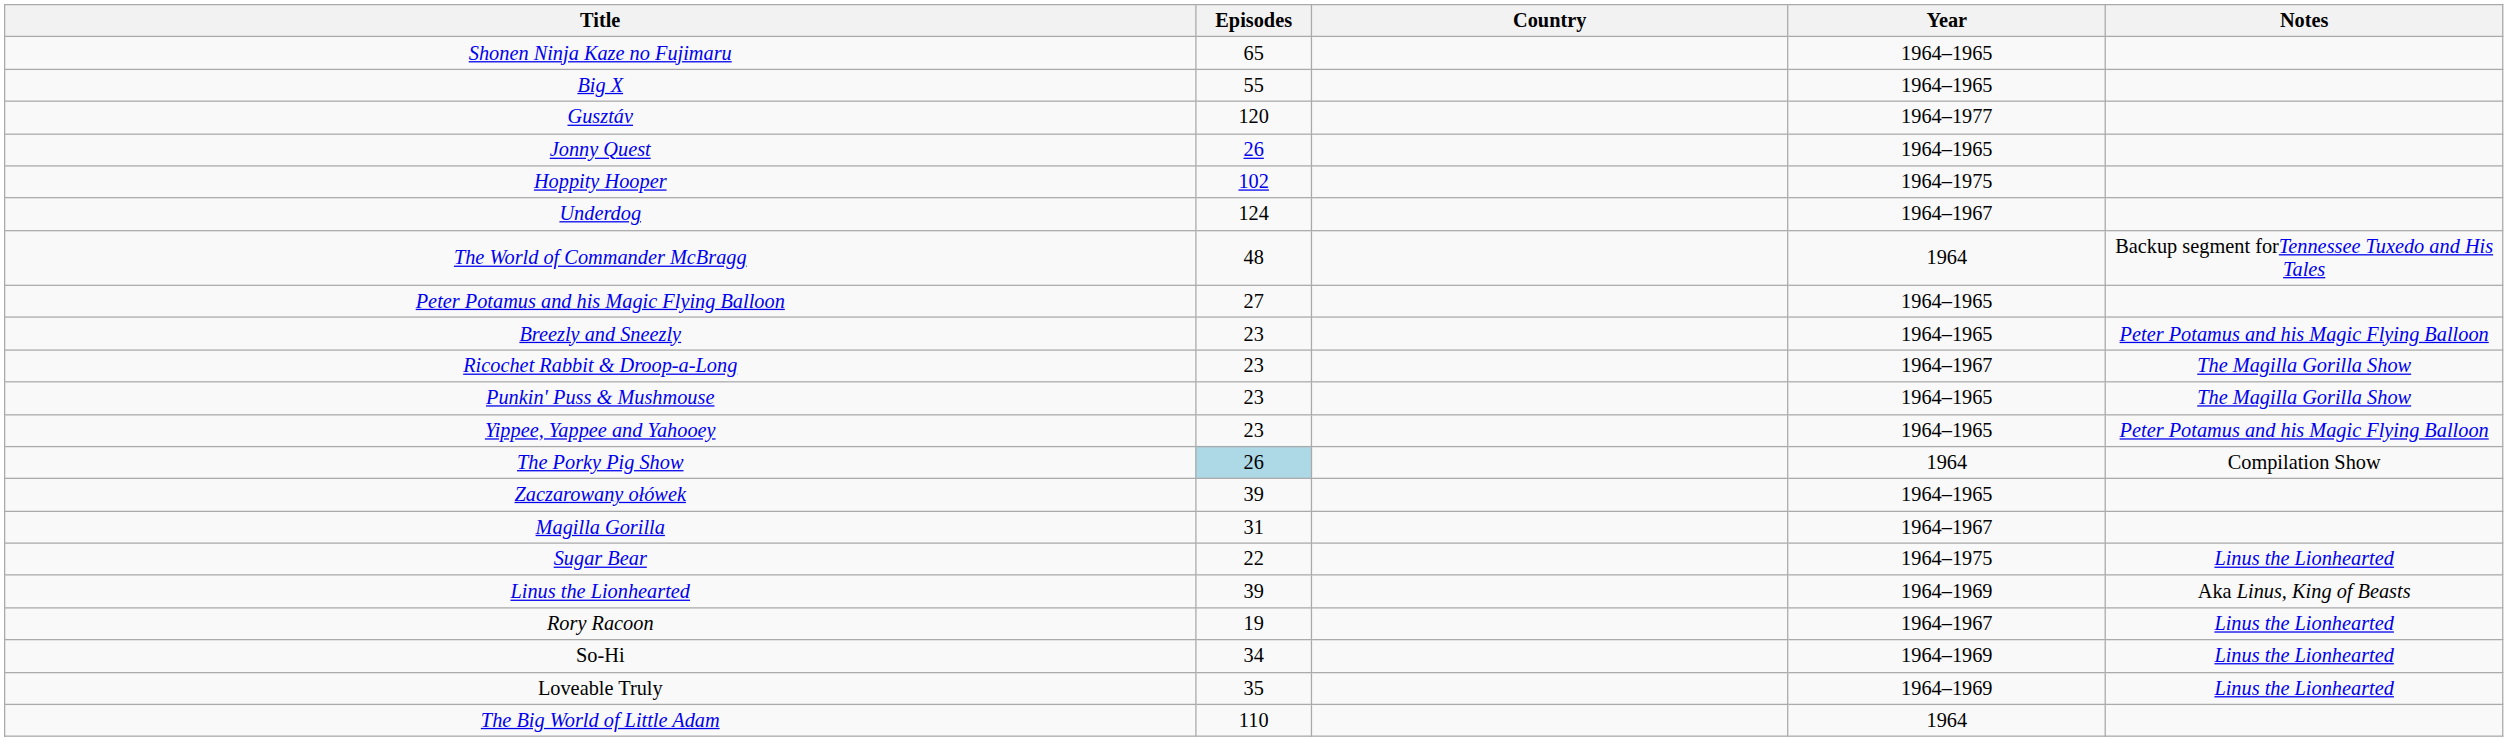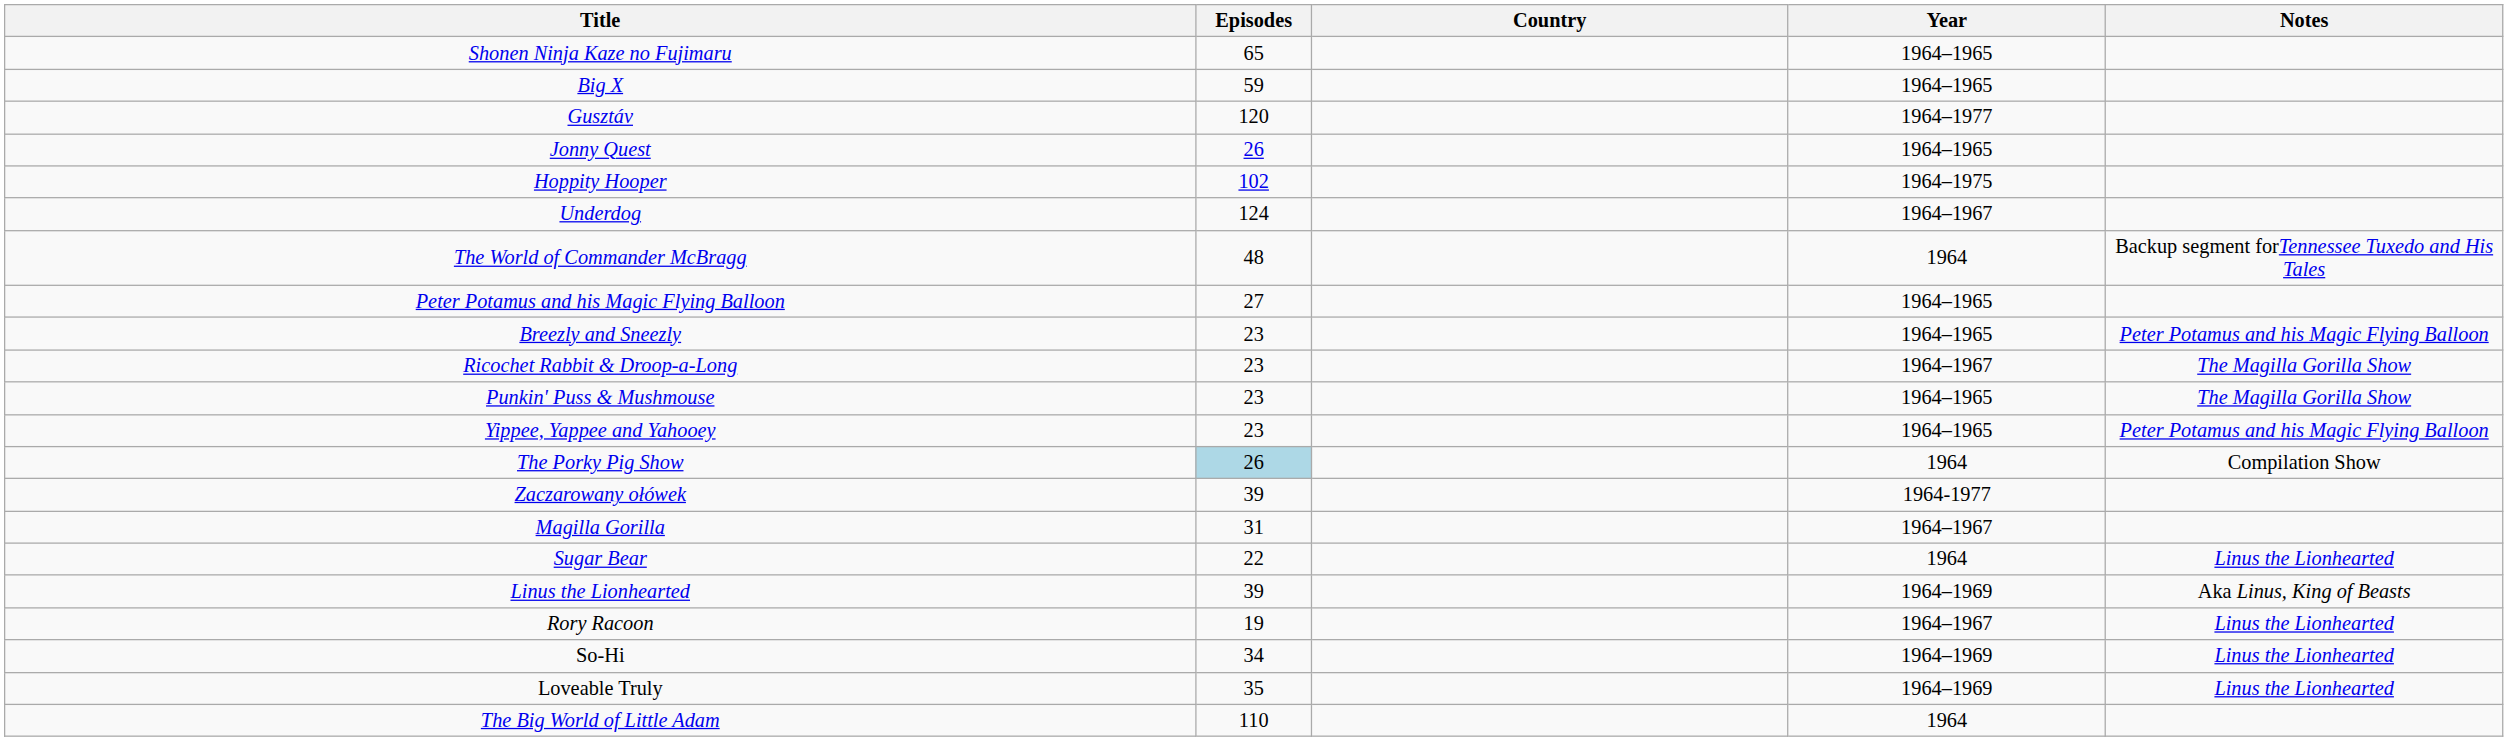(1254, 85) 55 -> (1254, 85) 59
(1947, 494) 1964–1965 -> (1947, 494) 1964-1977
(1947, 559) 1964–1975 -> (1947, 559) 1964
